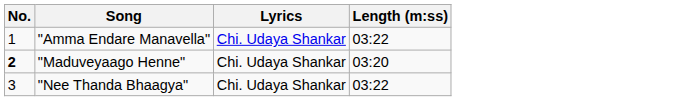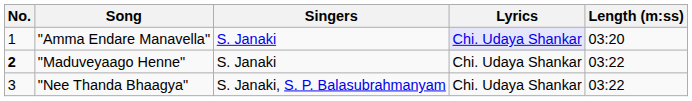+ column: (331, 16)
(281, 39) no background -> (517, 39) lavender background
(371, 39) 03:22 -> (606, 39) 03:20
(371, 62) 03:20 -> (606, 62) 03:22
